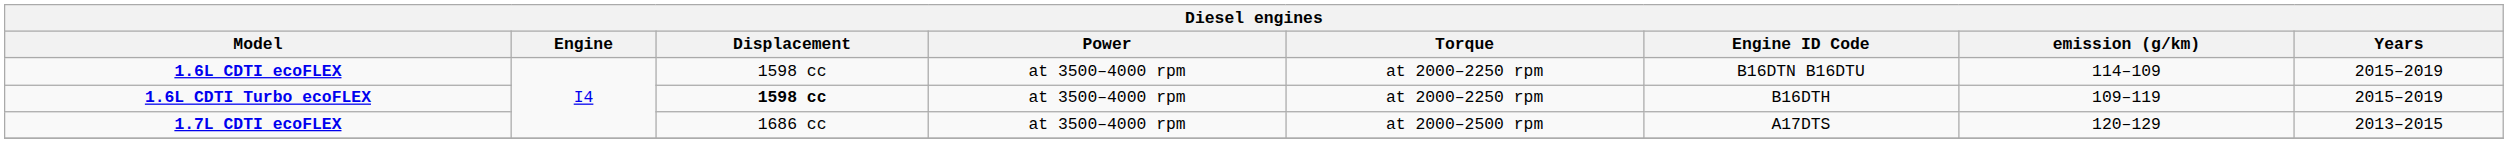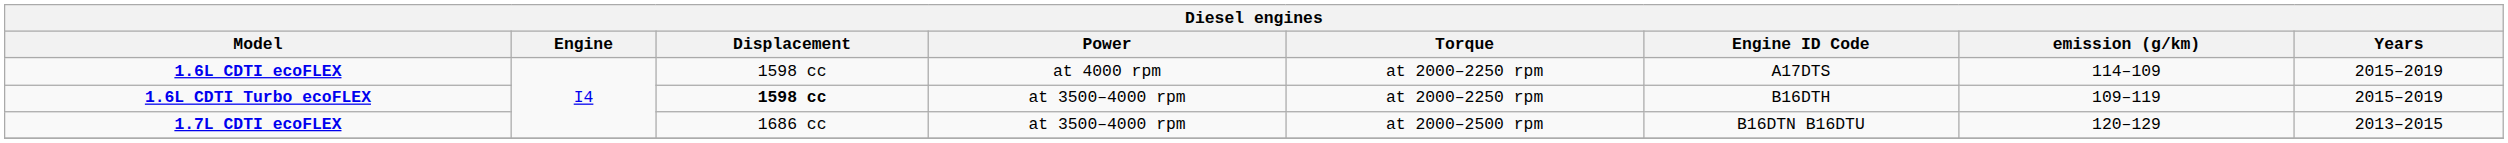(1107, 71) at 3500–4000 rpm -> (1107, 71) at 4000 rpm
(1801, 71) B16DTN B16DTU -> (1801, 71) A17DTS
(1801, 125) A17DTS -> (1801, 125) B16DTN B16DTU
